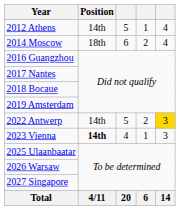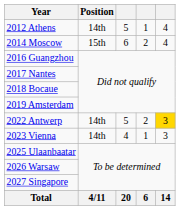(97, 43) 18th -> (97, 43) 15th
(97, 136) bold -> (97, 136) normal
